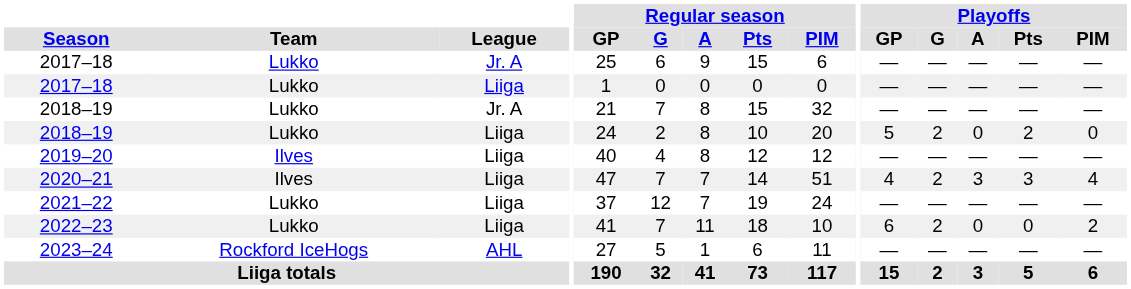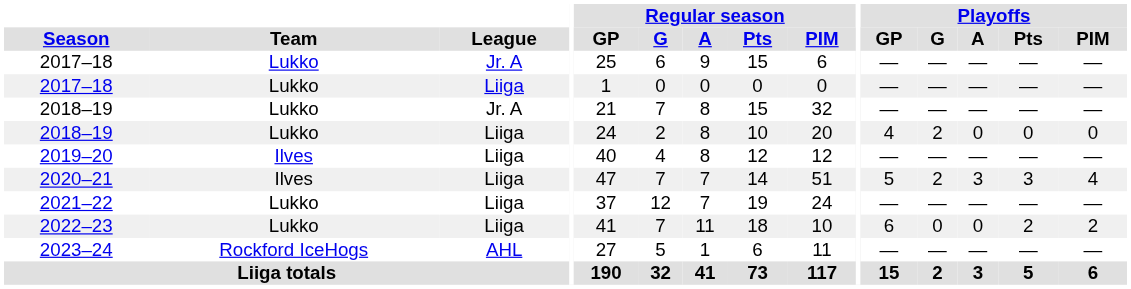(889, 132) 5 -> (889, 132) 4
(1028, 132) 2 -> (1028, 132) 0
(889, 179) 4 -> (889, 179) 5
(937, 226) 2 -> (937, 226) 0
(1028, 226) 0 -> (1028, 226) 2
